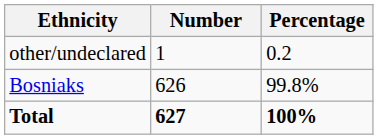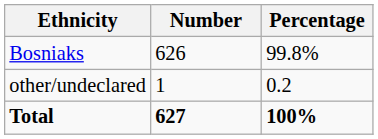rows swapped: (47, 85) <-> (78, 52)
